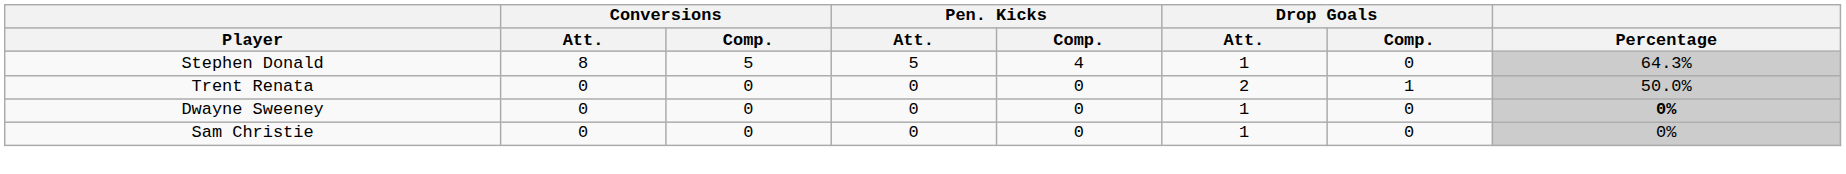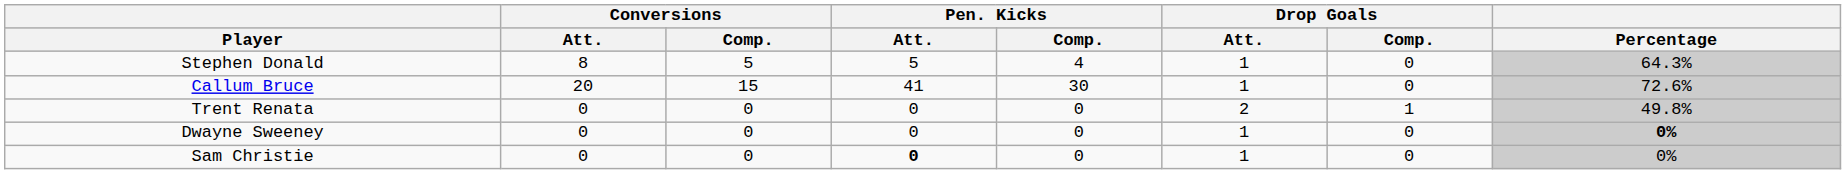+ row: (253, 86)
(1666, 86) 50.0% -> (1666, 110) 49.8%
(914, 133) normal -> (914, 157) bold
